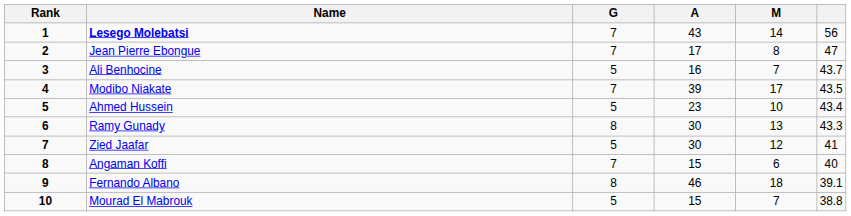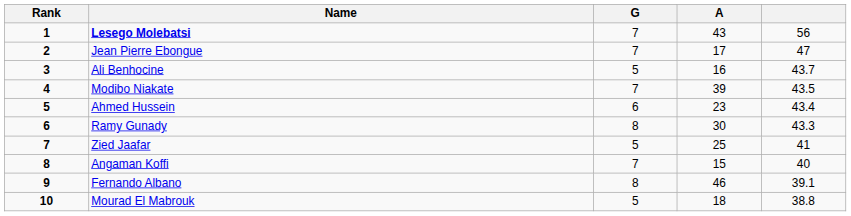- column: (776, 13)
(613, 107) 5 -> (635, 107) 6
(695, 145) 30 -> (719, 145) 25
(695, 201) 15 -> (719, 201) 18
